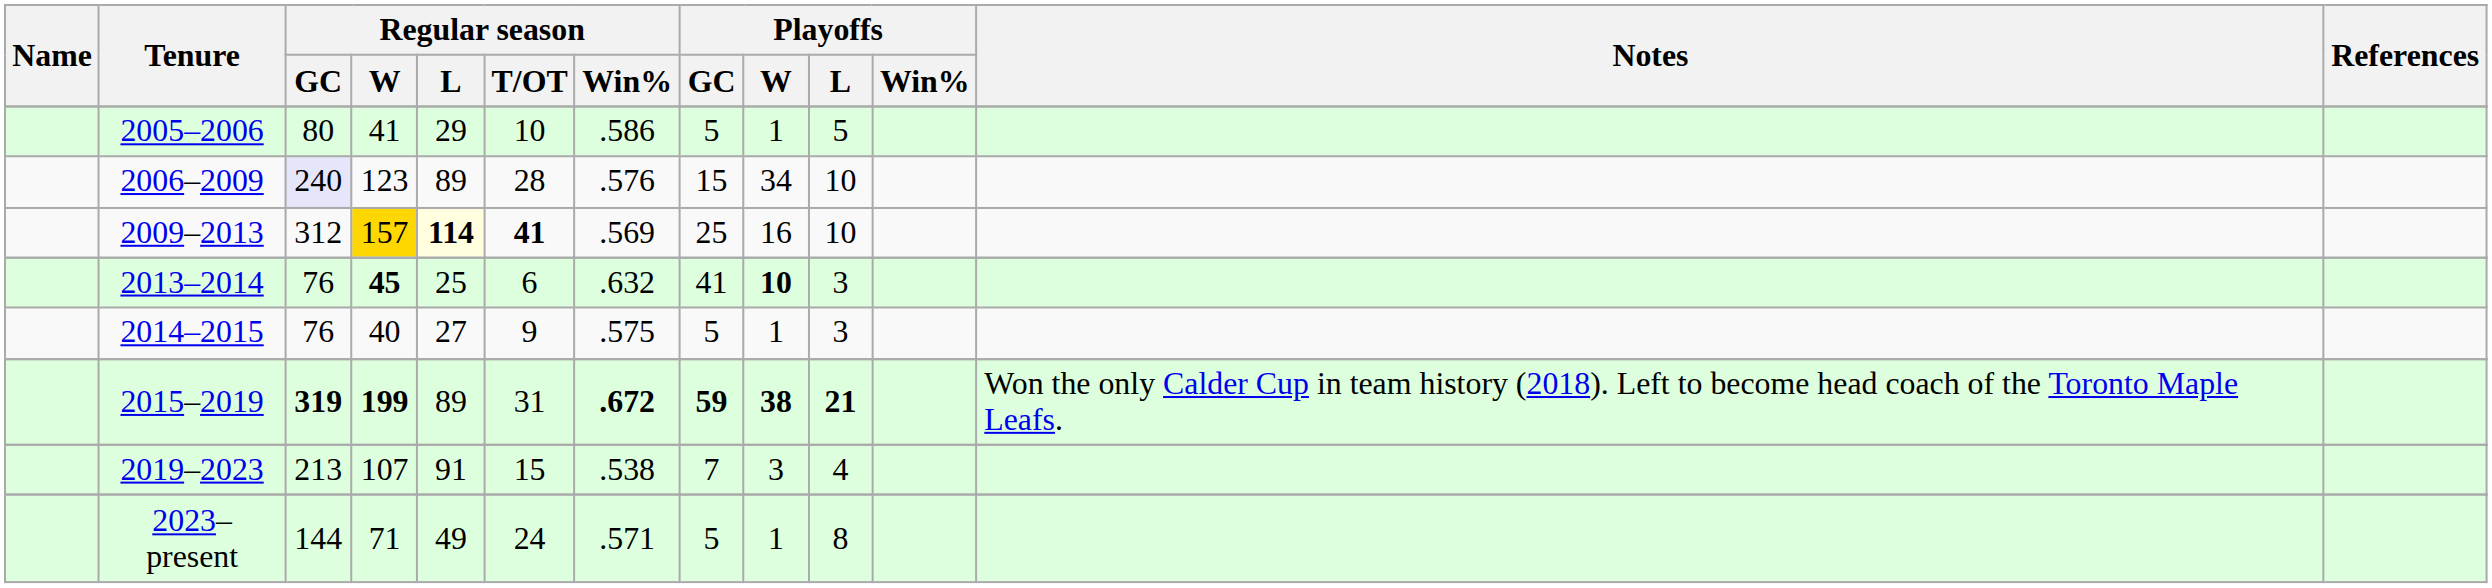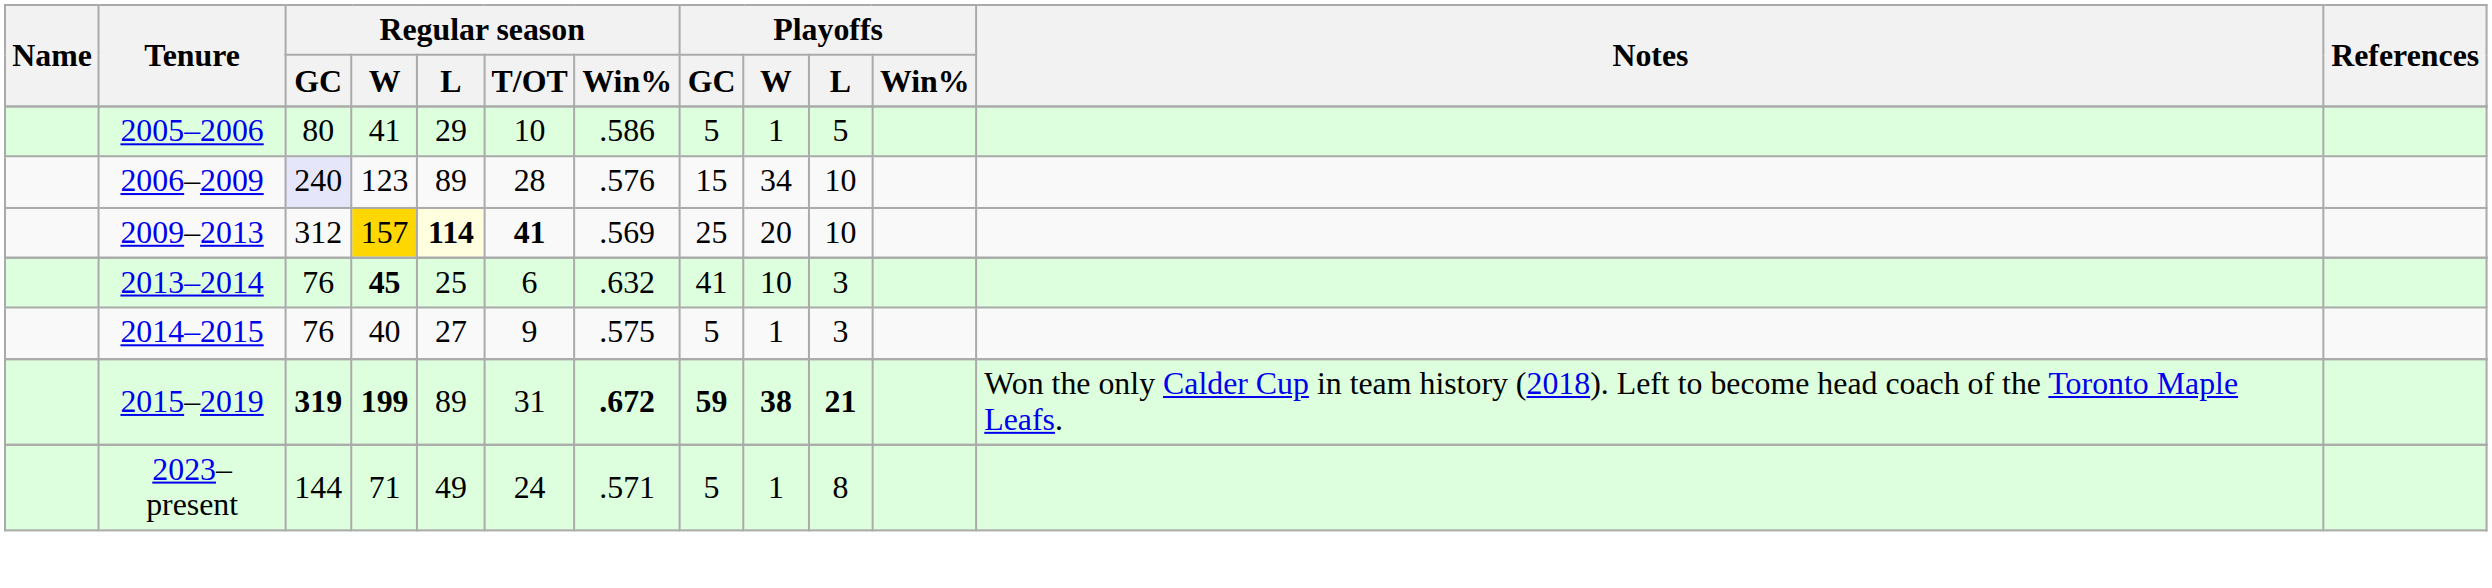(776, 231) 16 -> (776, 231) 20
(776, 282) bold -> (776, 282) normal
- row: (192, 469)
